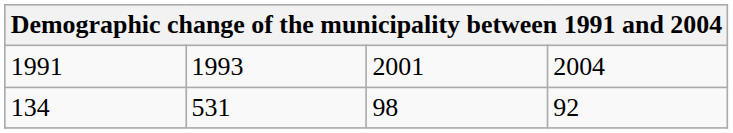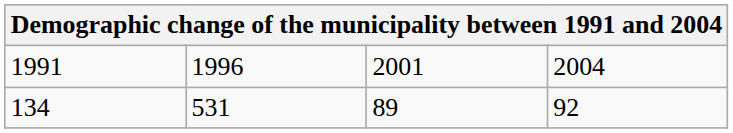(218, 66) 1993 -> (218, 66) 1996
(385, 107) 98 -> (385, 107) 89
